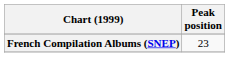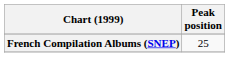(203, 43) 23 -> (203, 43) 25
